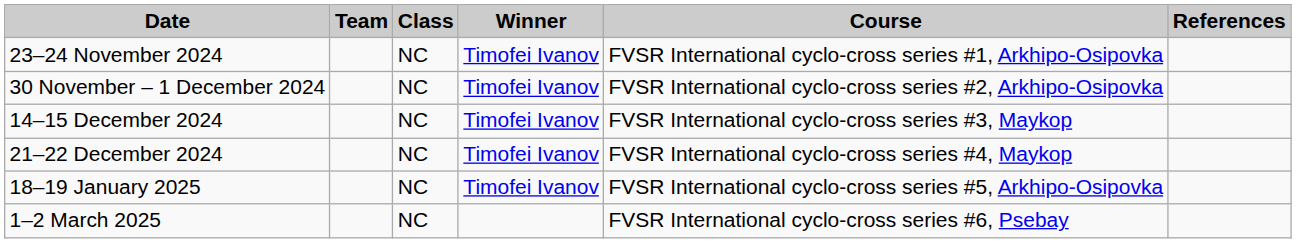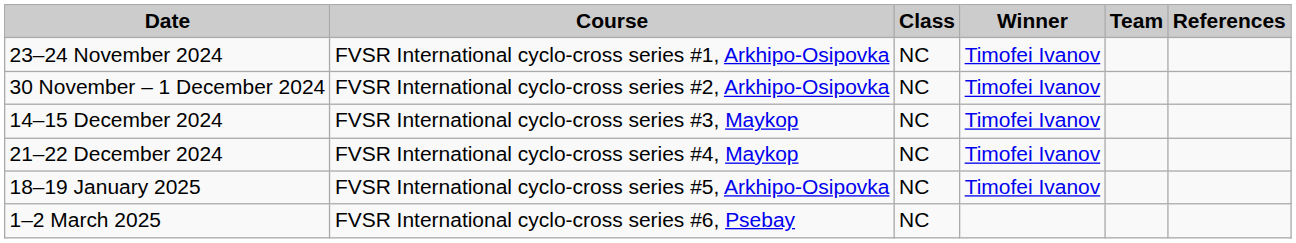columns swapped: (886, 21) <-> (361, 21)
